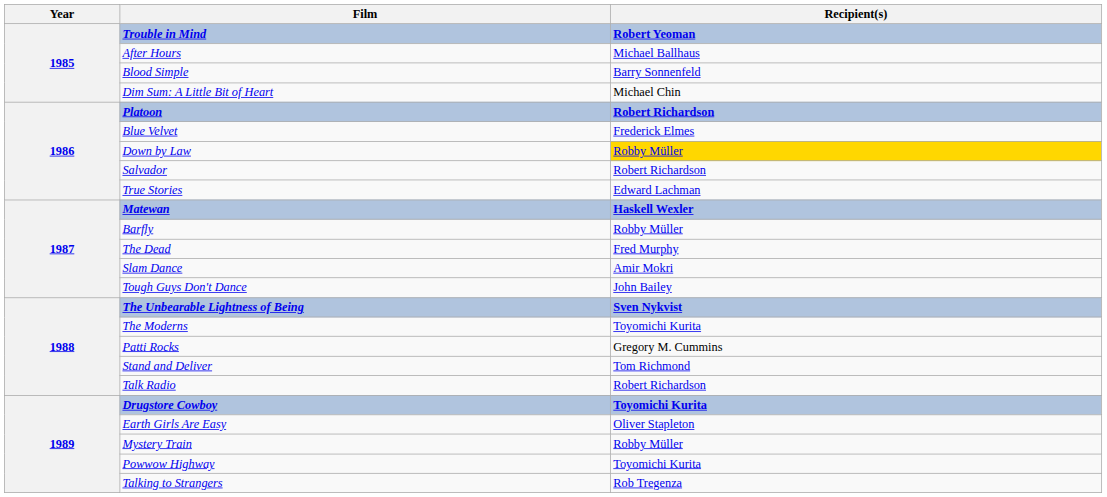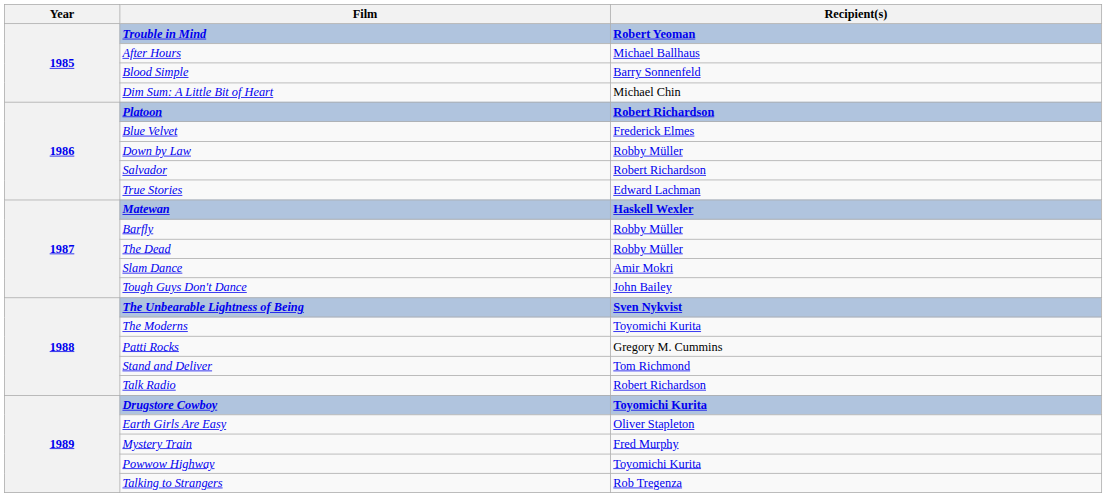(648, 151) gold background -> (648, 151) no background
(646, 248) Fred Murphy -> (648, 248) Robby Müller
(648, 444) Robby Müller -> (646, 444) Fred Murphy
